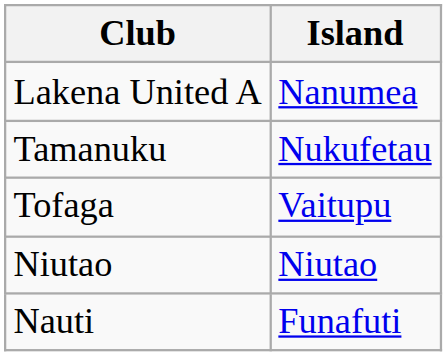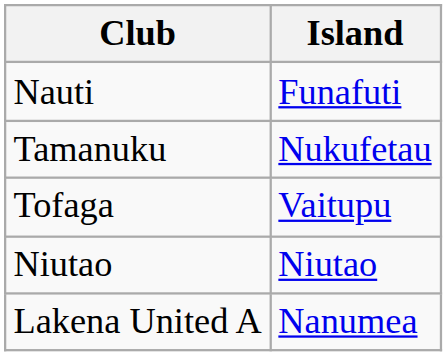rows swapped: (54, 321) <-> (138, 90)
